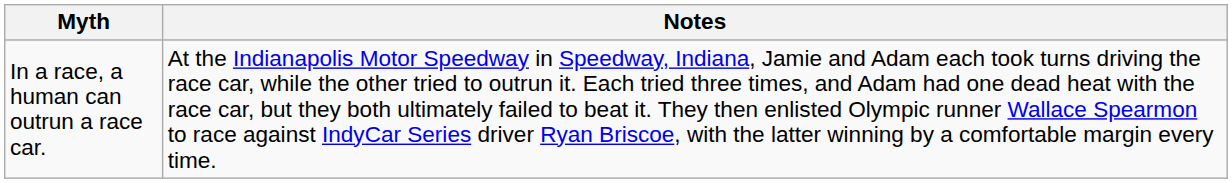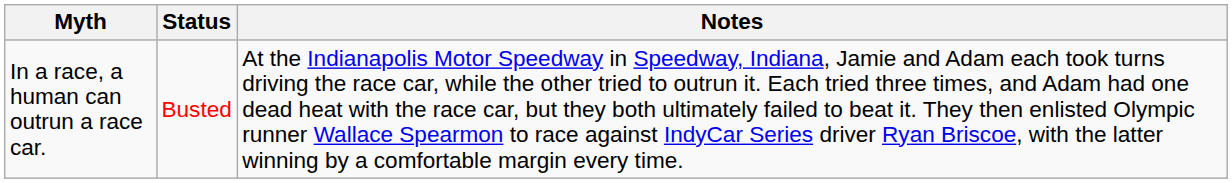+ column: (197, 22)
